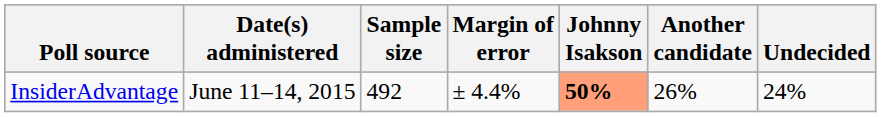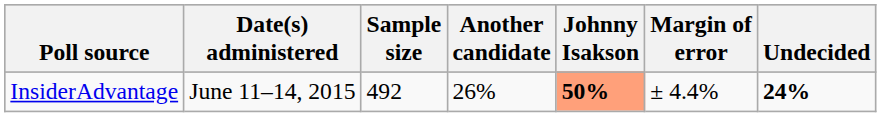columns swapped: (503, 38) <-> (703, 38)
(785, 91) normal -> (787, 91) bold
